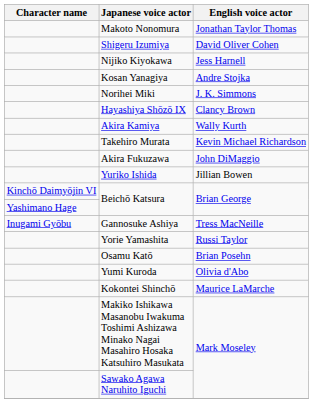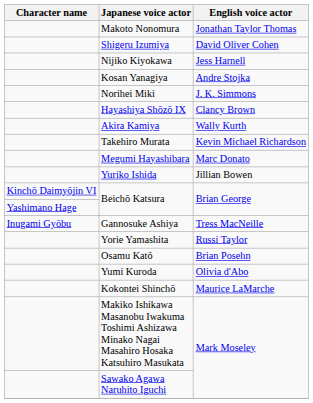+ row: (52, 159)
- row: (52, 159)
